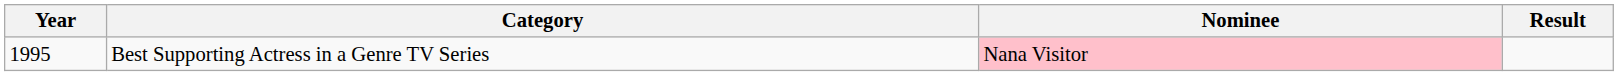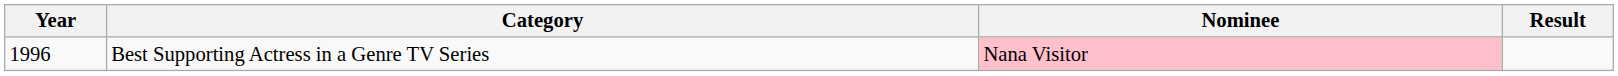(30, 53) 1995 -> (30, 53) 1996
